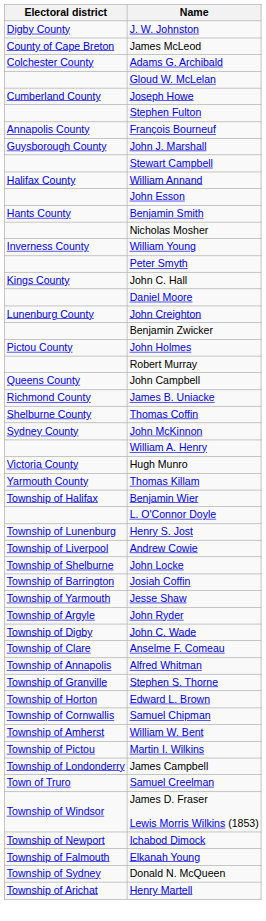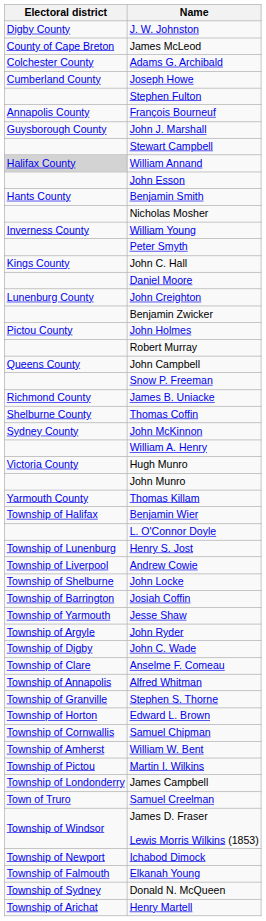- row: (173, 79)
(41, 180) no background -> (41, 163) lightgrey background
+ row: (171, 381)
+ row: (158, 481)
